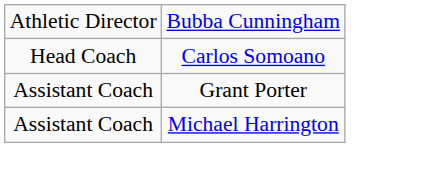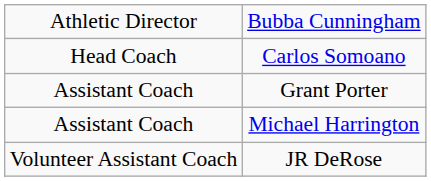+ row: (334, 158)
